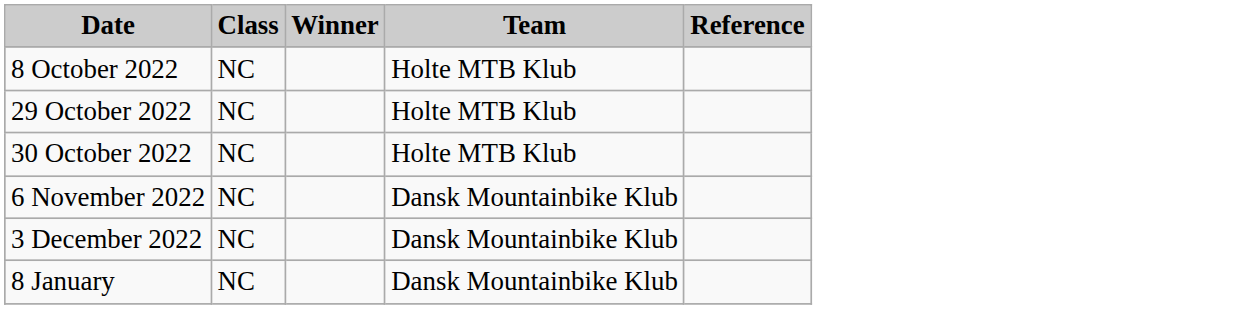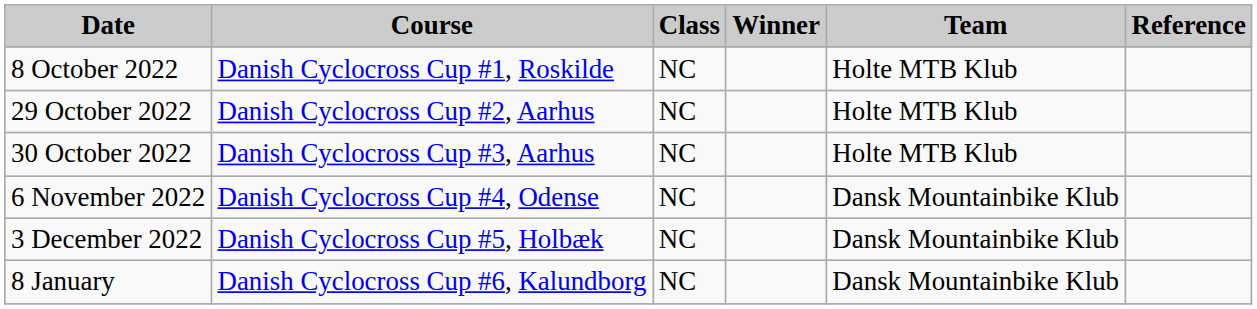+ column: (432, 25)
